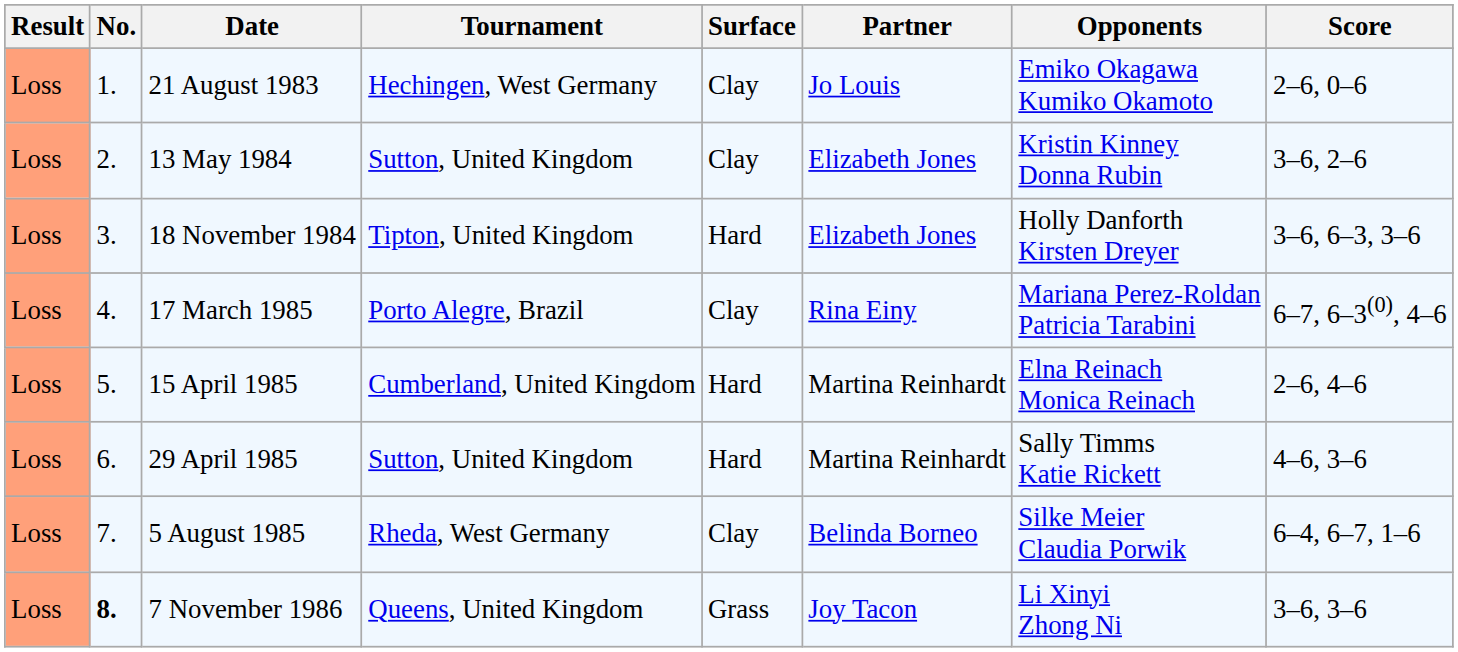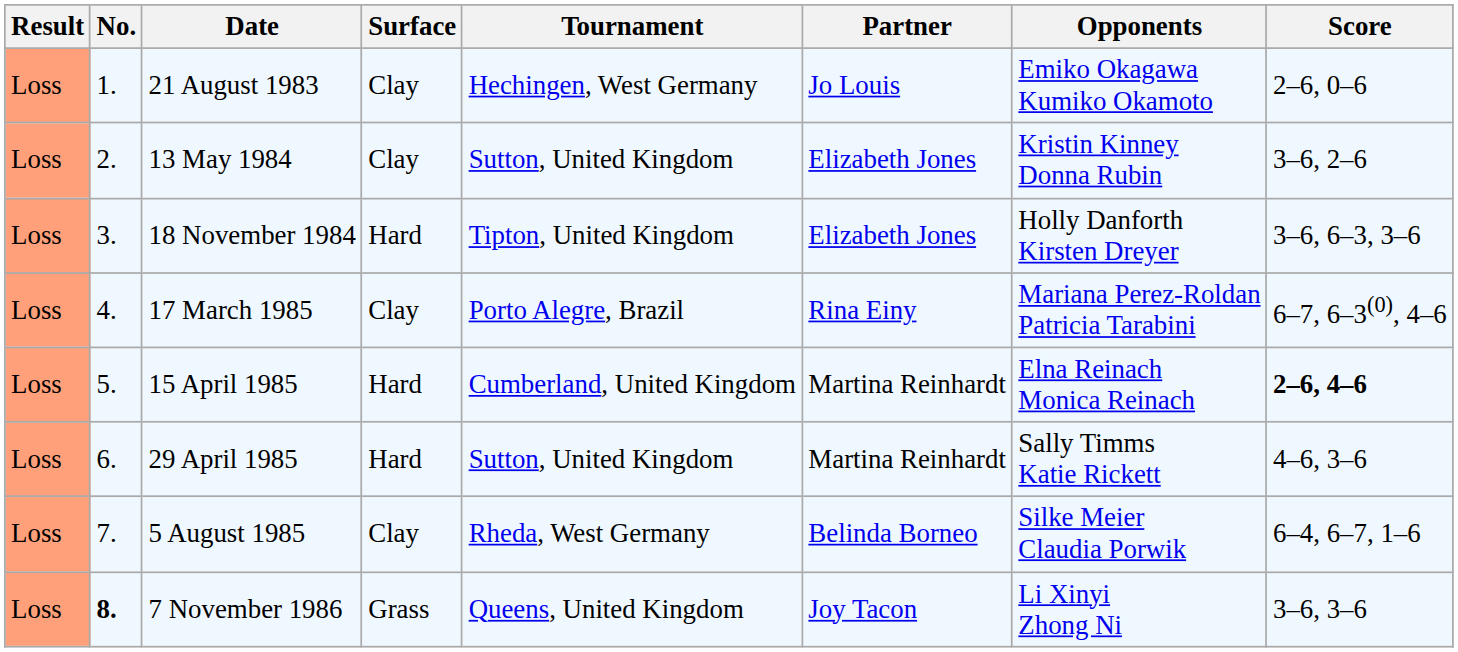columns swapped: (532, 25) <-> (752, 25)
(1320, 383) normal -> (1320, 383) bold
